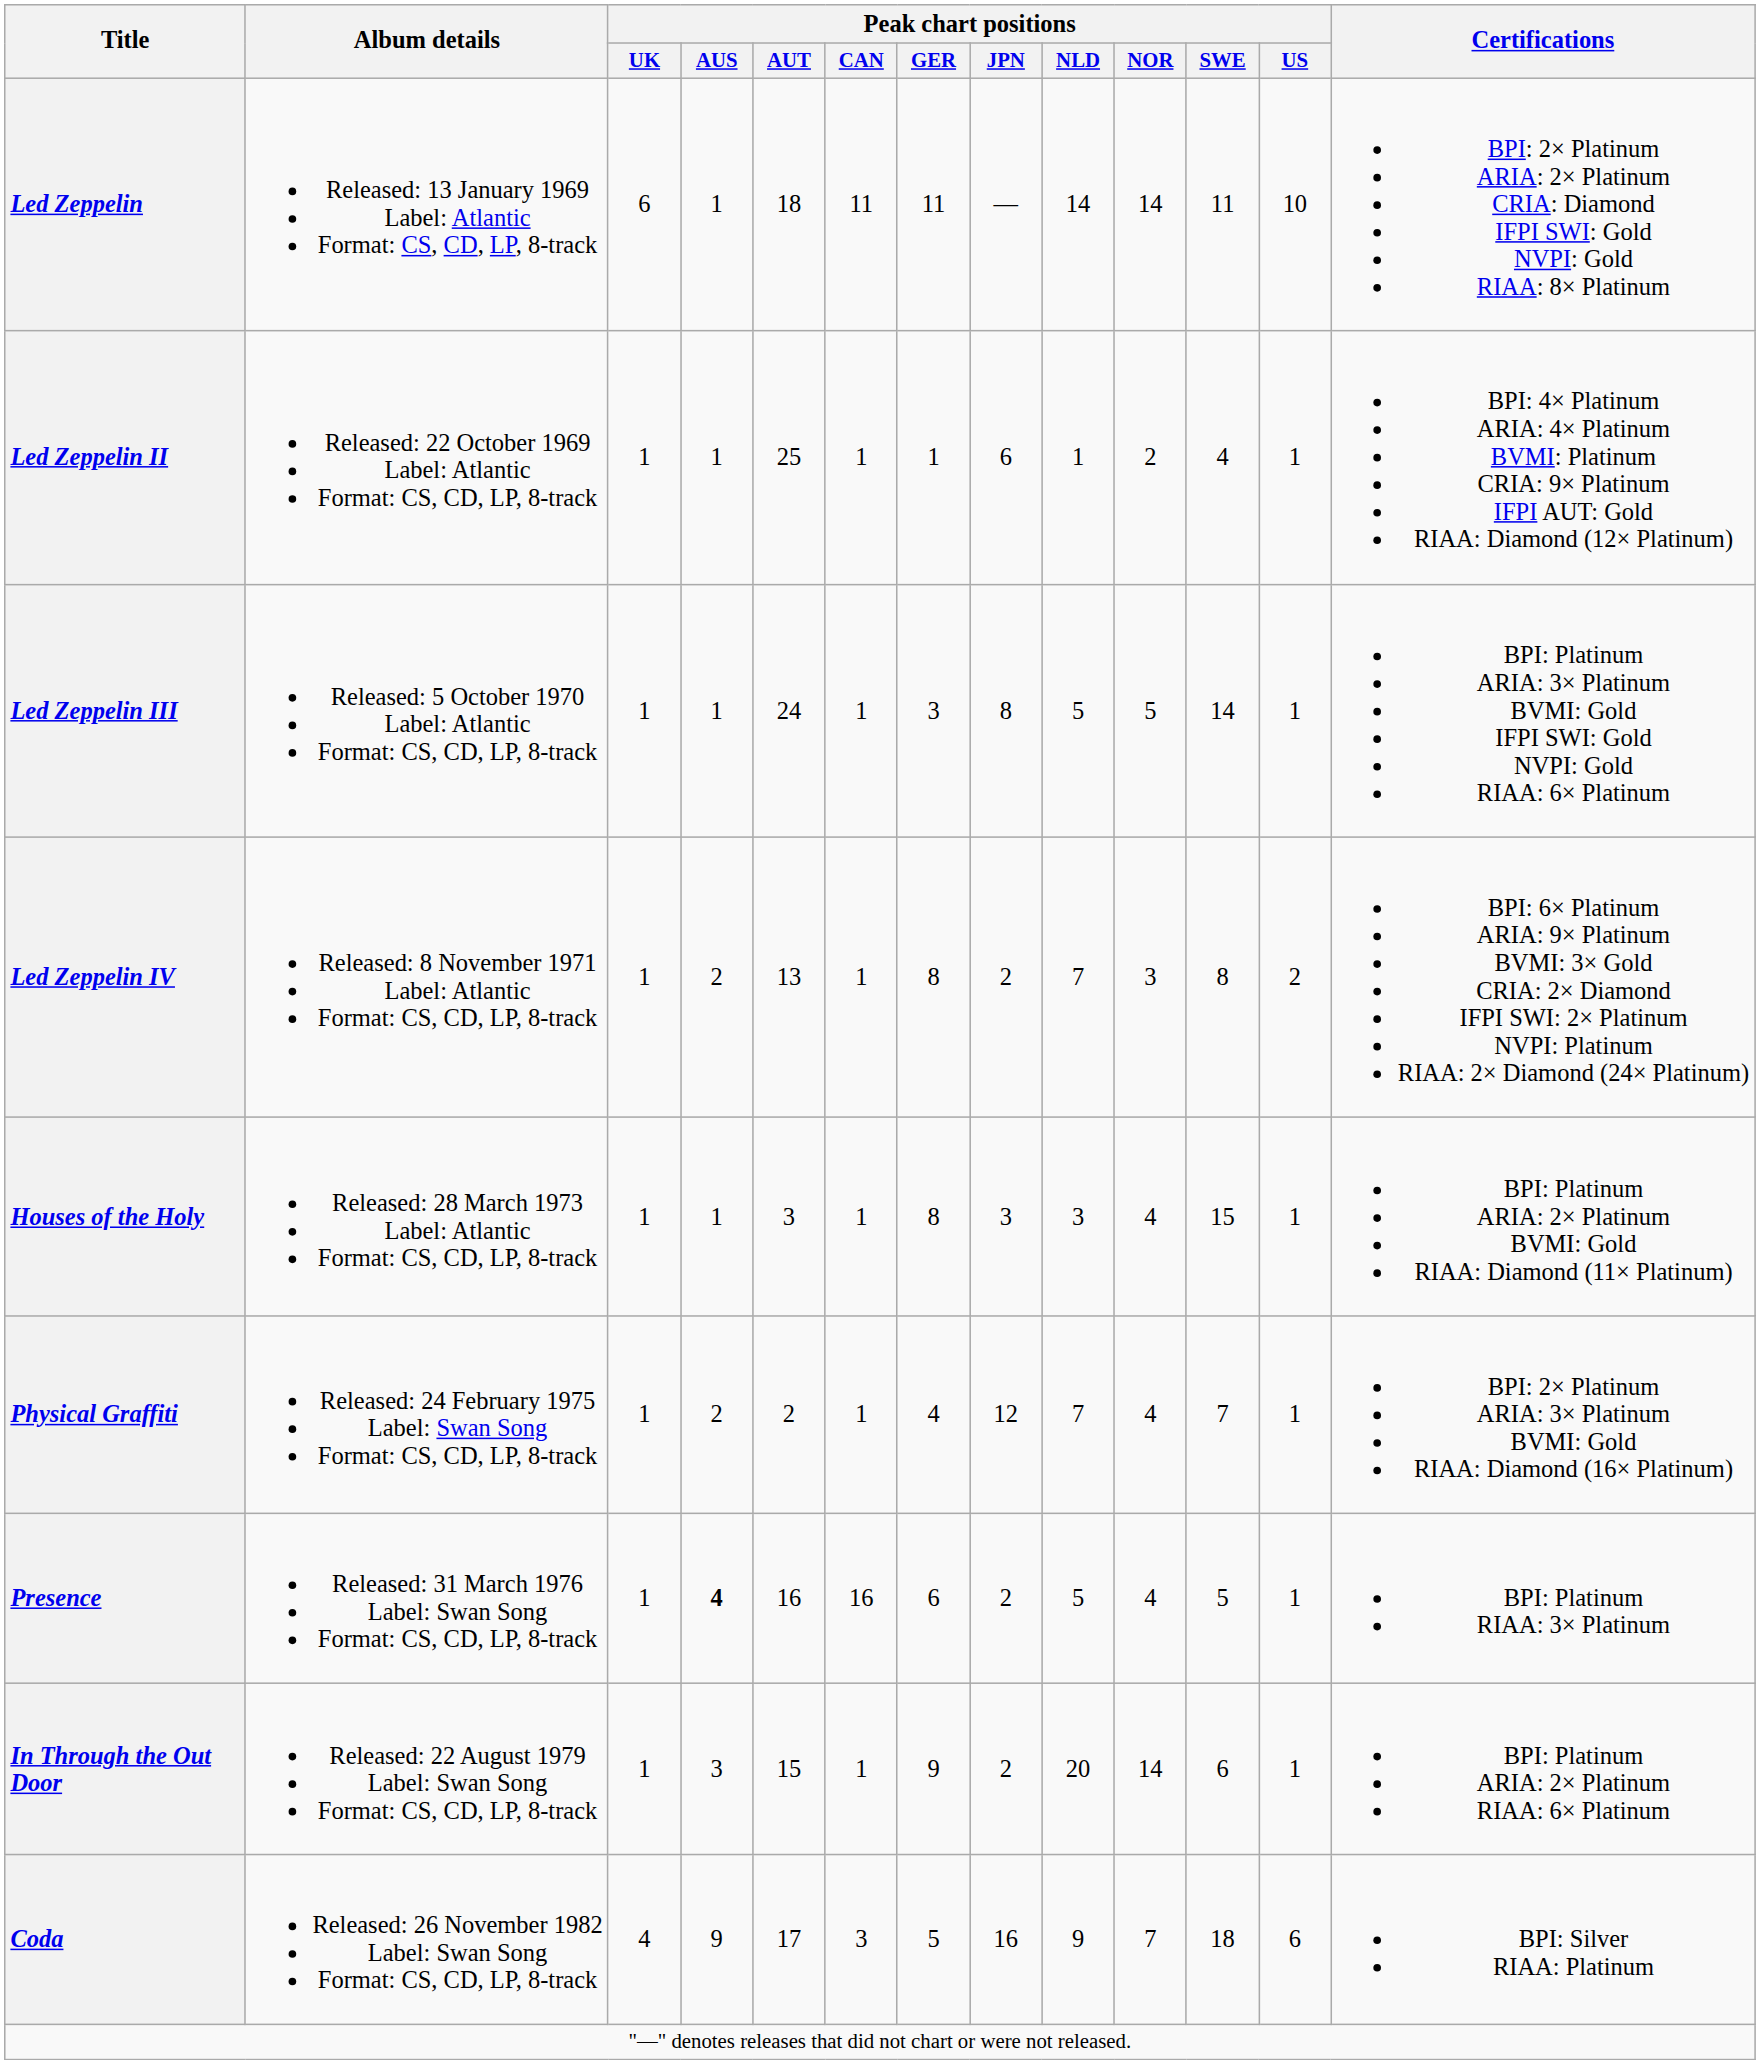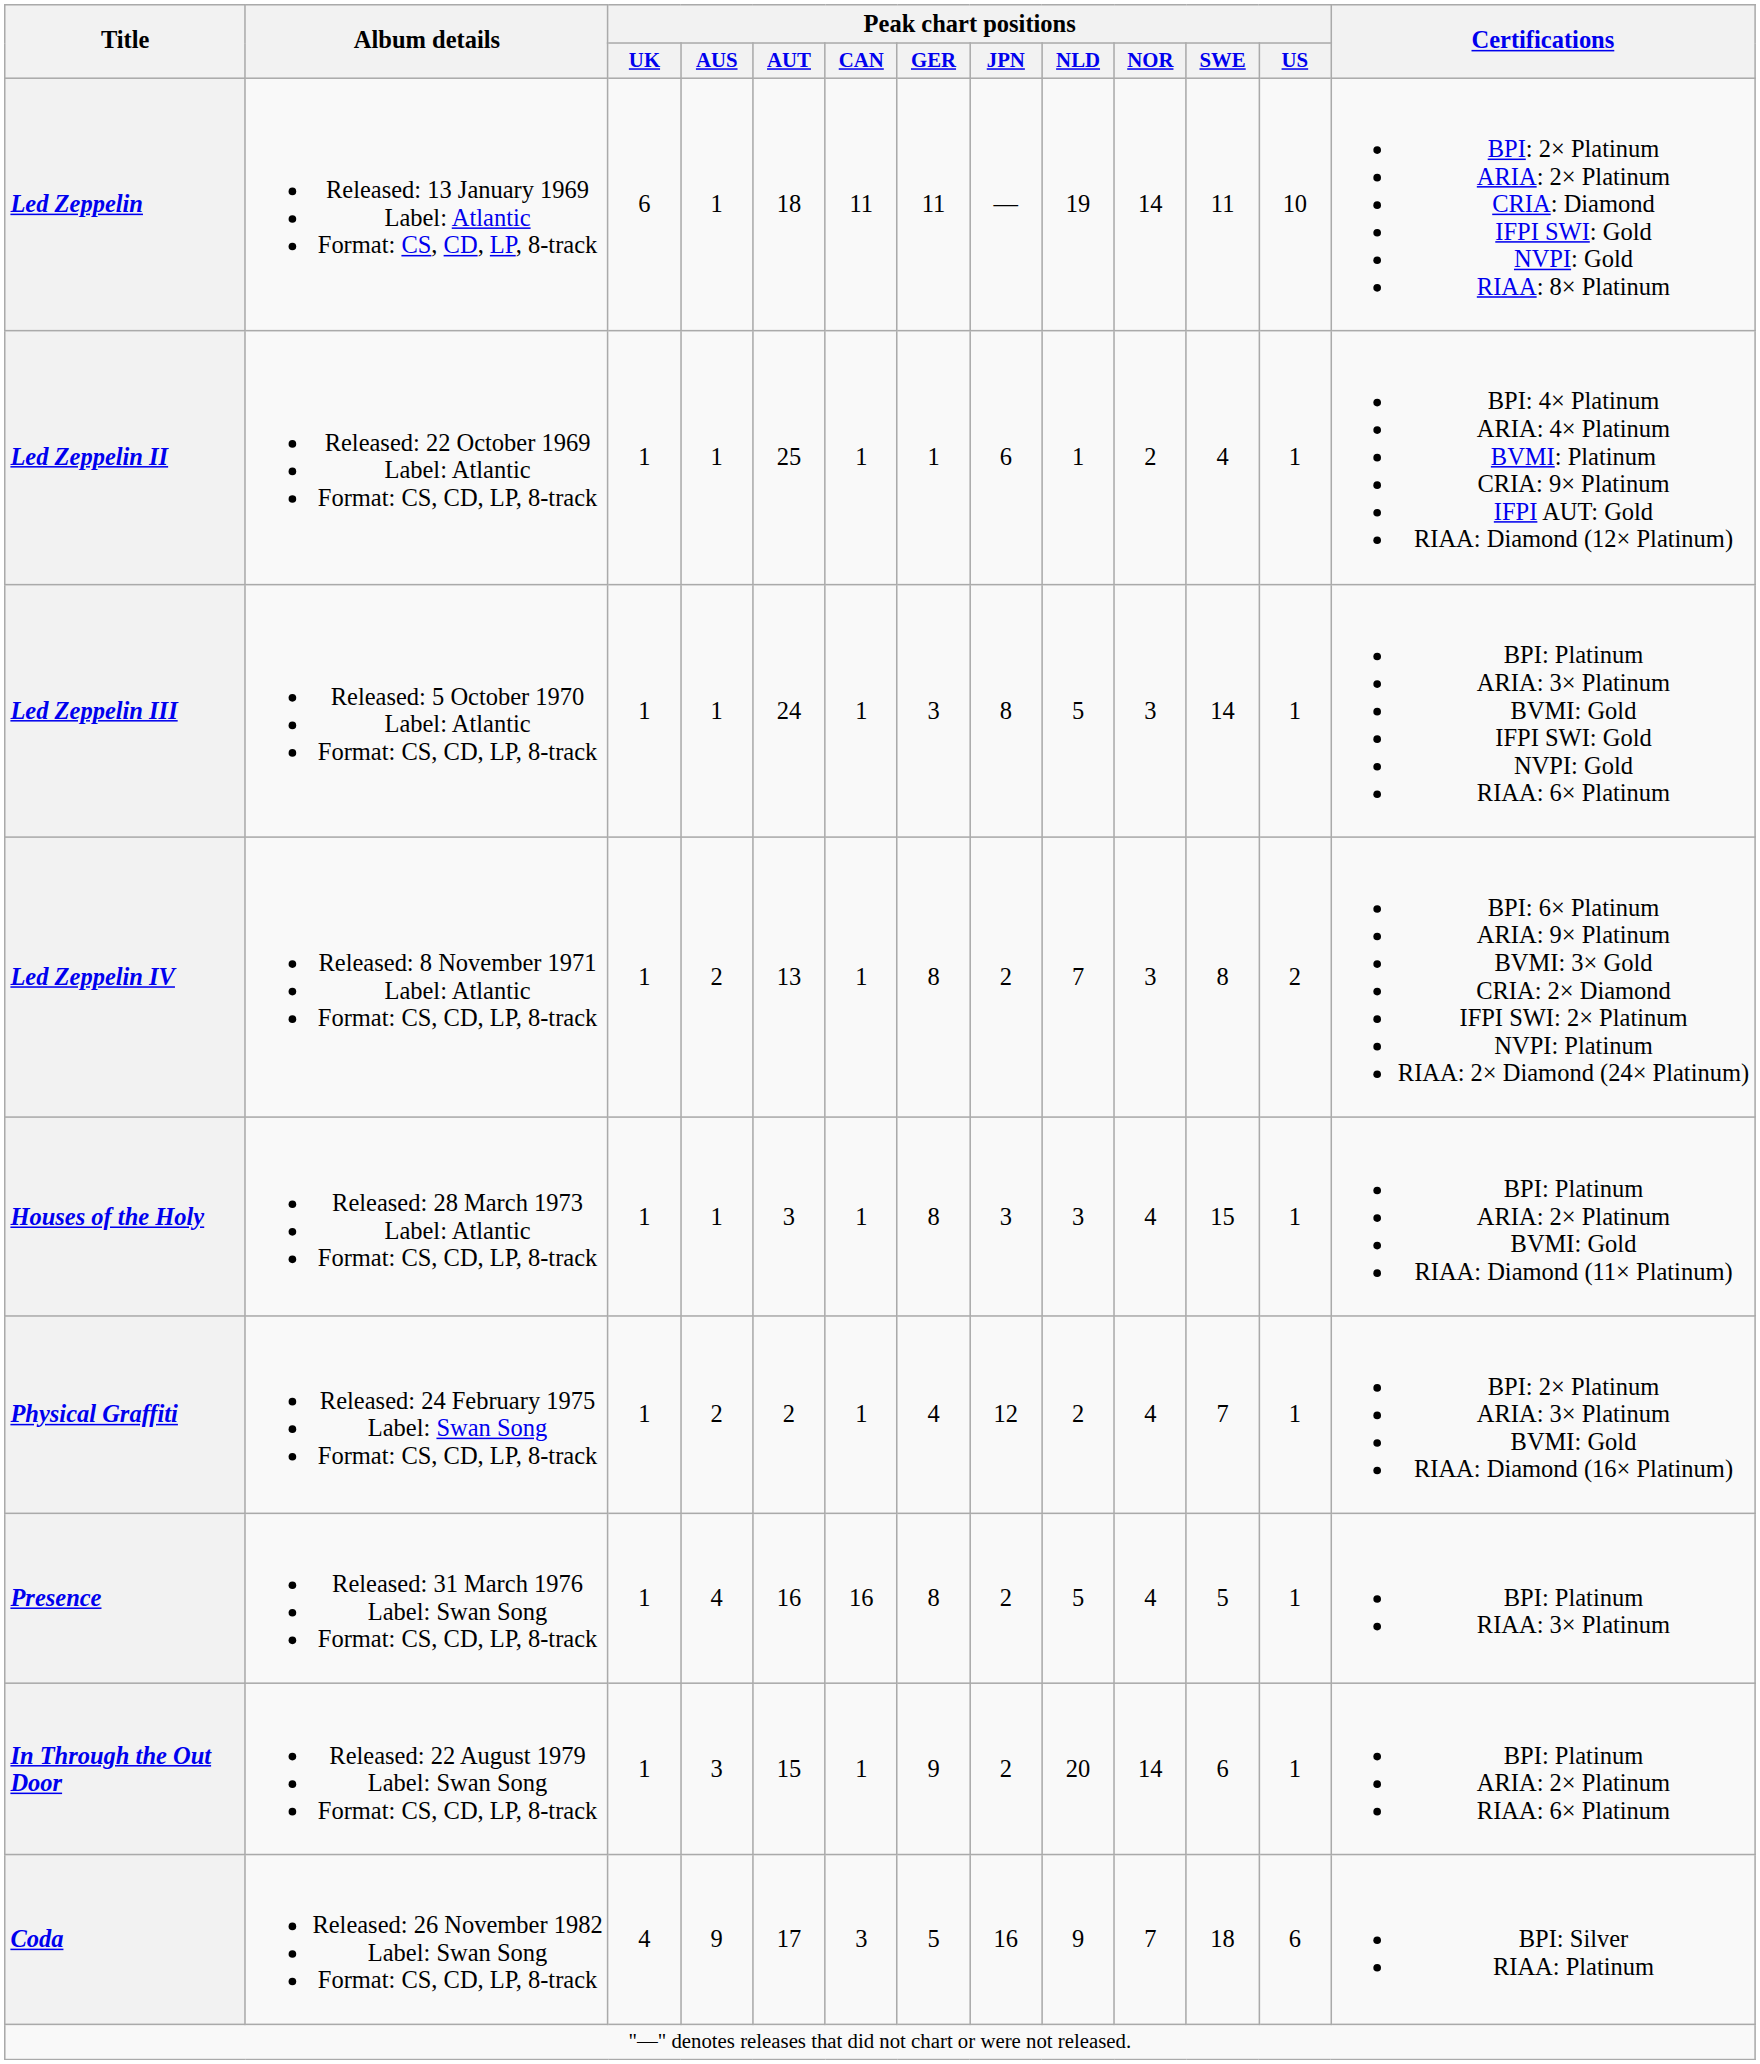(1078, 204) 14 -> (1078, 204) 19
(1150, 710) 5 -> (1150, 710) 3
(1078, 1414) 7 -> (1078, 1414) 2
(717, 1598) bold -> (717, 1598) normal
(934, 1598) 6 -> (934, 1598) 8
